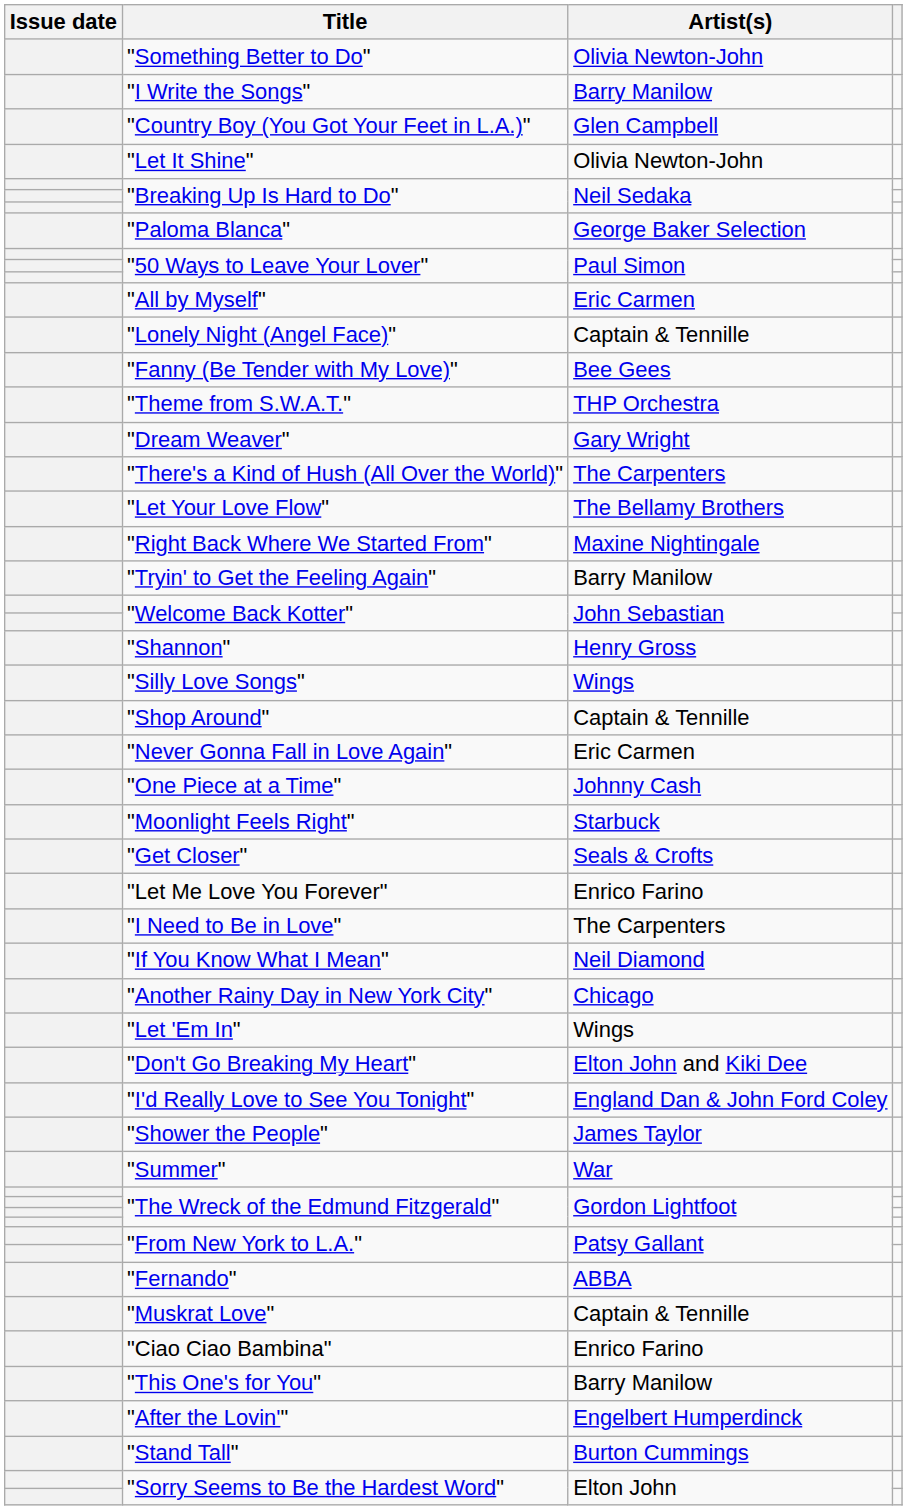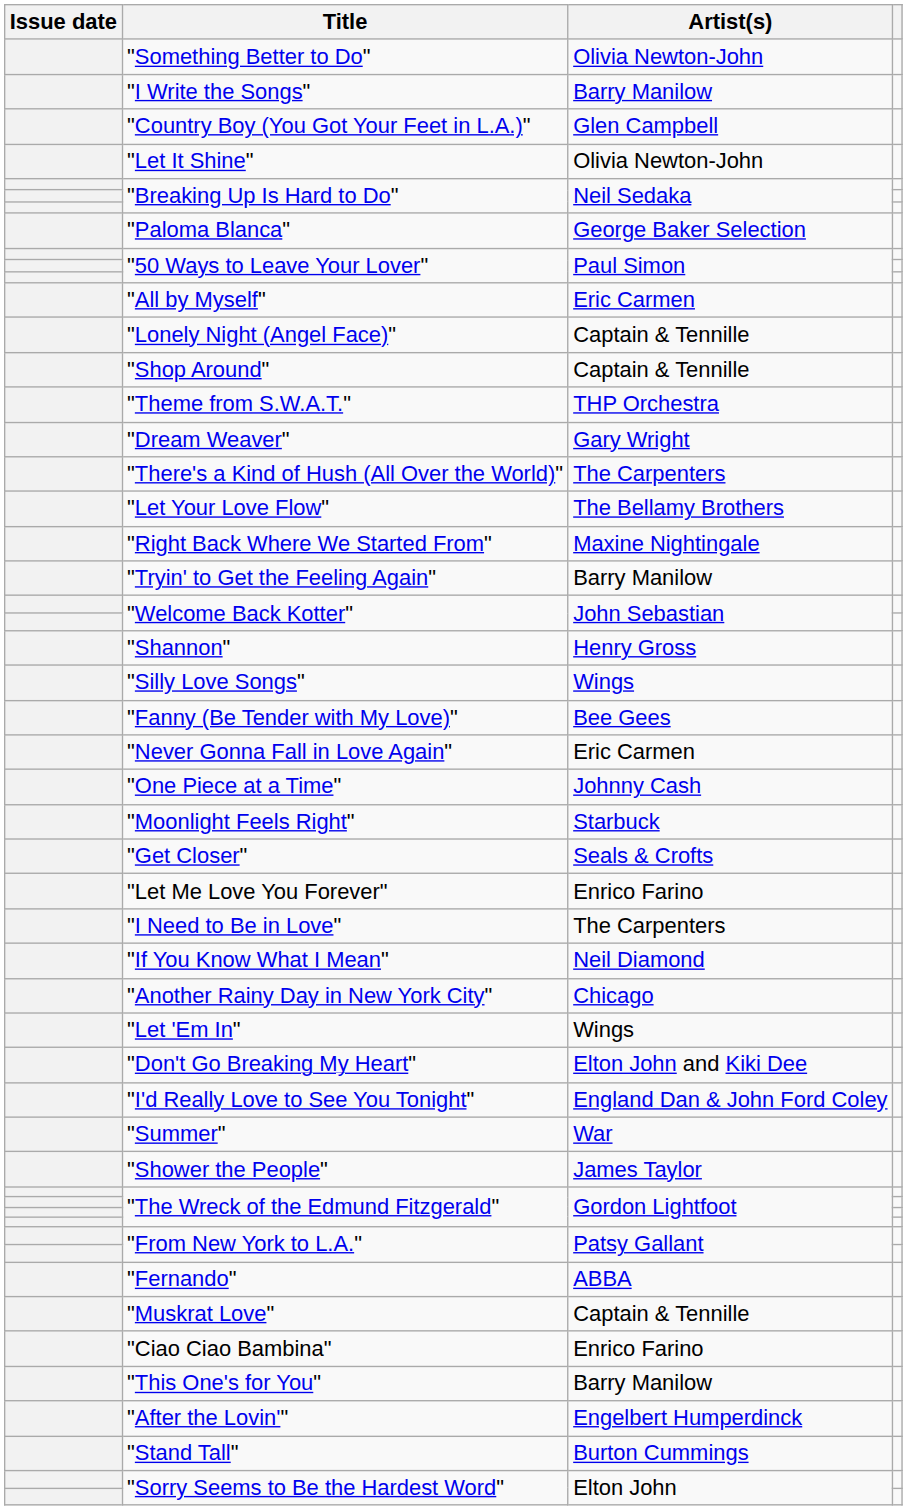rows swapped: (292, 369) <-> (198, 717)
rows swapped: (227, 1134) <-> (176, 1169)
